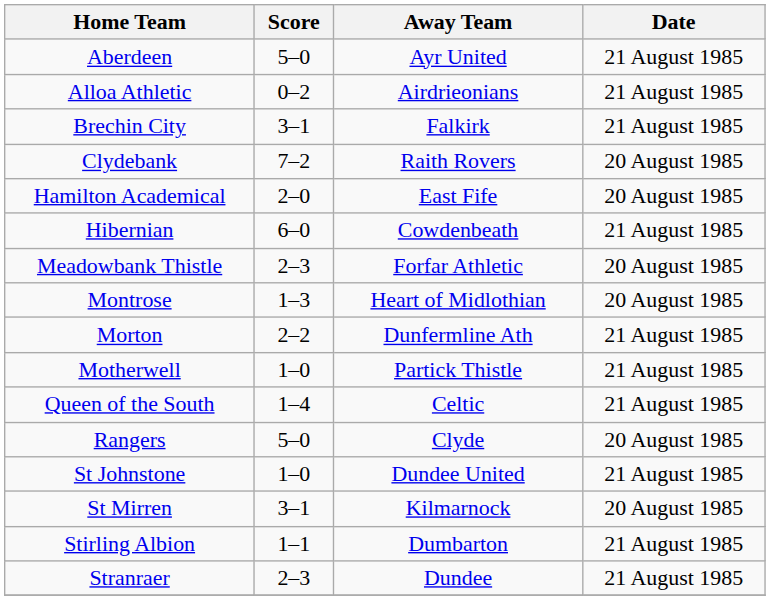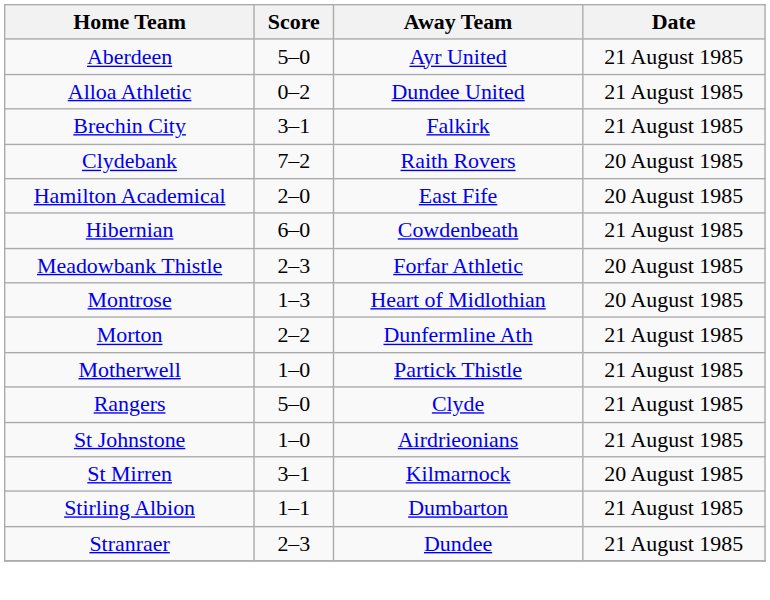(458, 91) Airdrieonians -> (458, 91) Dundee United
- row: (130, 404)
(674, 439) 20 August 1985 -> (674, 404) 21 August 1985
(458, 473) Dundee United -> (458, 439) Airdrieonians
